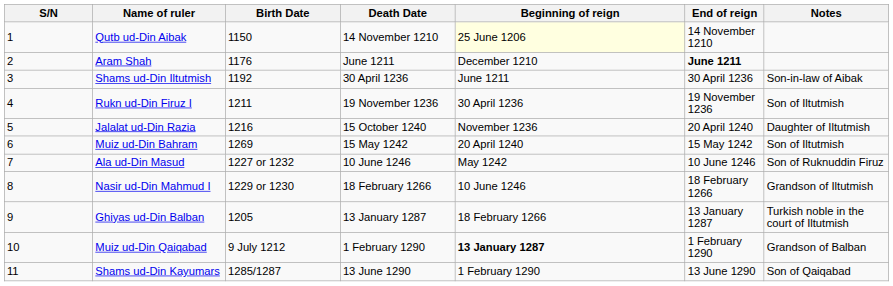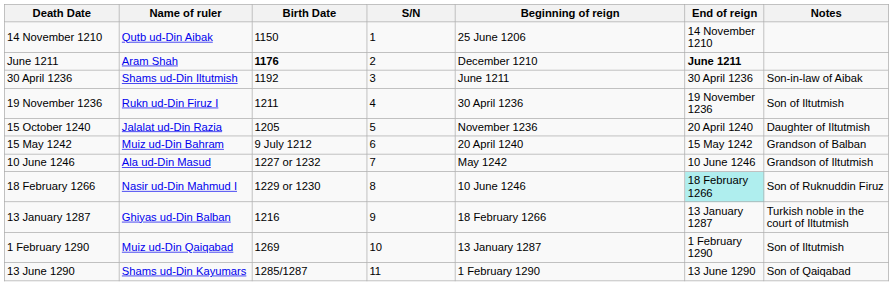columns swapped: (49, 13) <-> (398, 13)
(492, 37) lightyellow background -> (492, 37) no background
(240, 61) normal -> (267, 61) bold
(240, 127) 1216 -> (267, 127) 1205
(240, 145) 1269 -> (283, 145) 9 July 1212
(805, 145) Son of Iltutmish -> (816, 145) Grandson of Balban
(825, 162) Son of Ruknuddin Firuz -> (820, 162) Grandson of Iltutmish
(718, 186) no background -> (718, 186) paleturquoise background
(820, 186) Grandson of Iltutmish -> (825, 186) Son of Ruknuddin Firuz
(240, 217) 1205 -> (267, 217) 1216
(257, 247) 9 July 1212 -> (267, 247) 1269
(501, 247) bold -> (500, 247) normal
(816, 247) Grandson of Balban -> (805, 247) Son of Iltutmish
